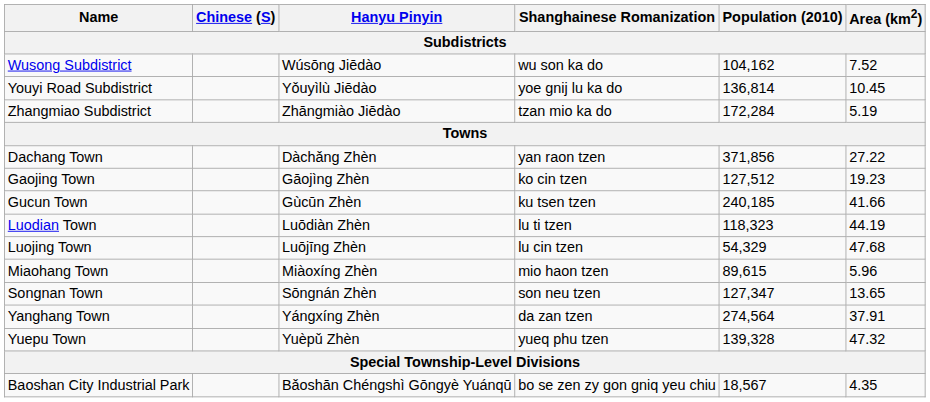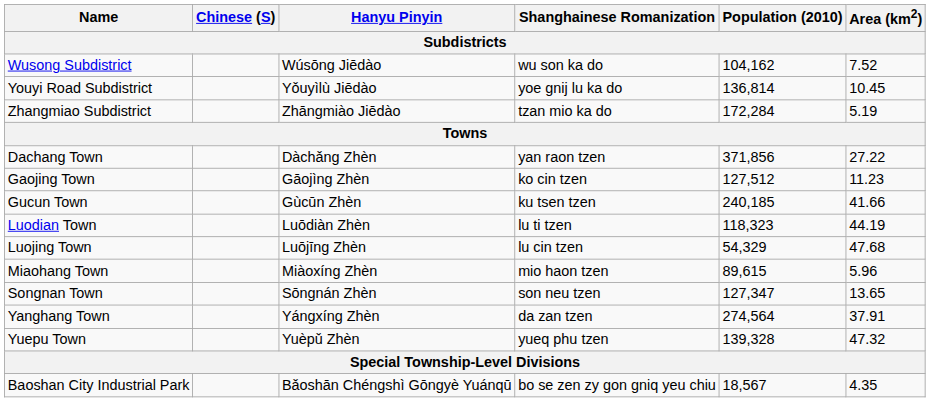(867, 179) 19.23 -> (867, 179) 11.23
